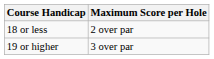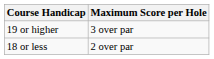rows swapped: (27, 29) <-> (33, 46)
